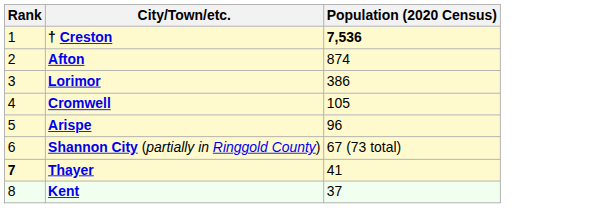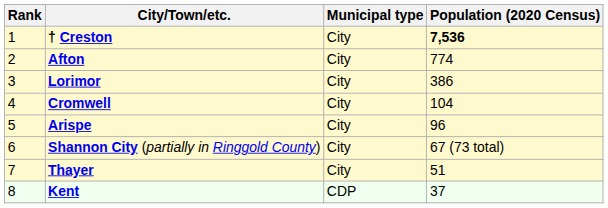+ column: (375, 15)
(338, 59) 874 -> (442, 59) 774
(338, 103) 105 -> (442, 103) 104
(12, 170) bold -> (12, 170) normal
(335, 170) 41 -> (438, 170) 51
